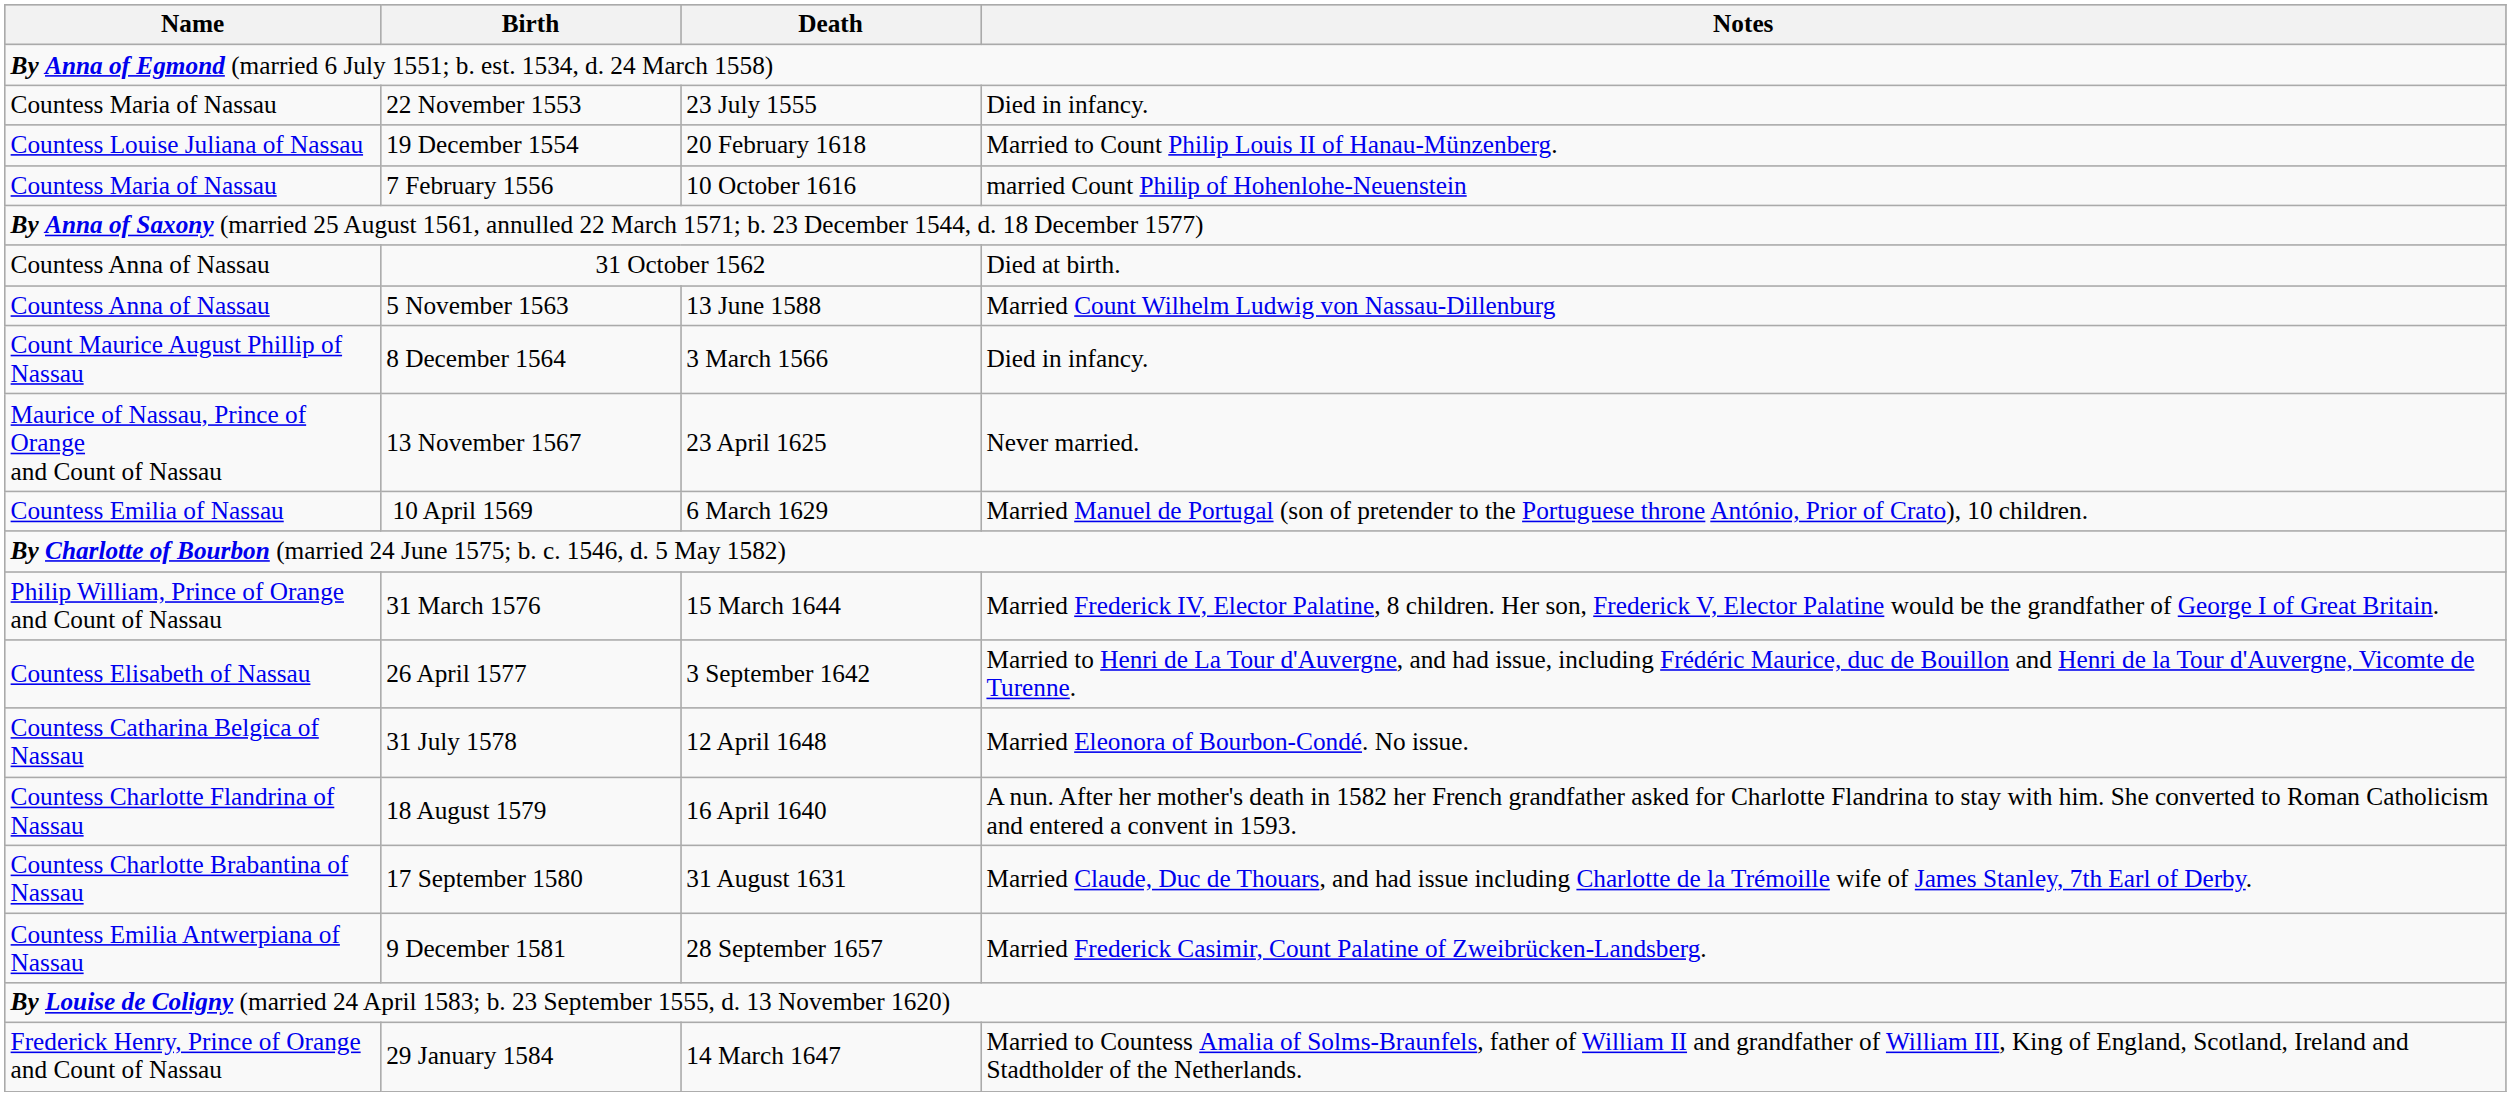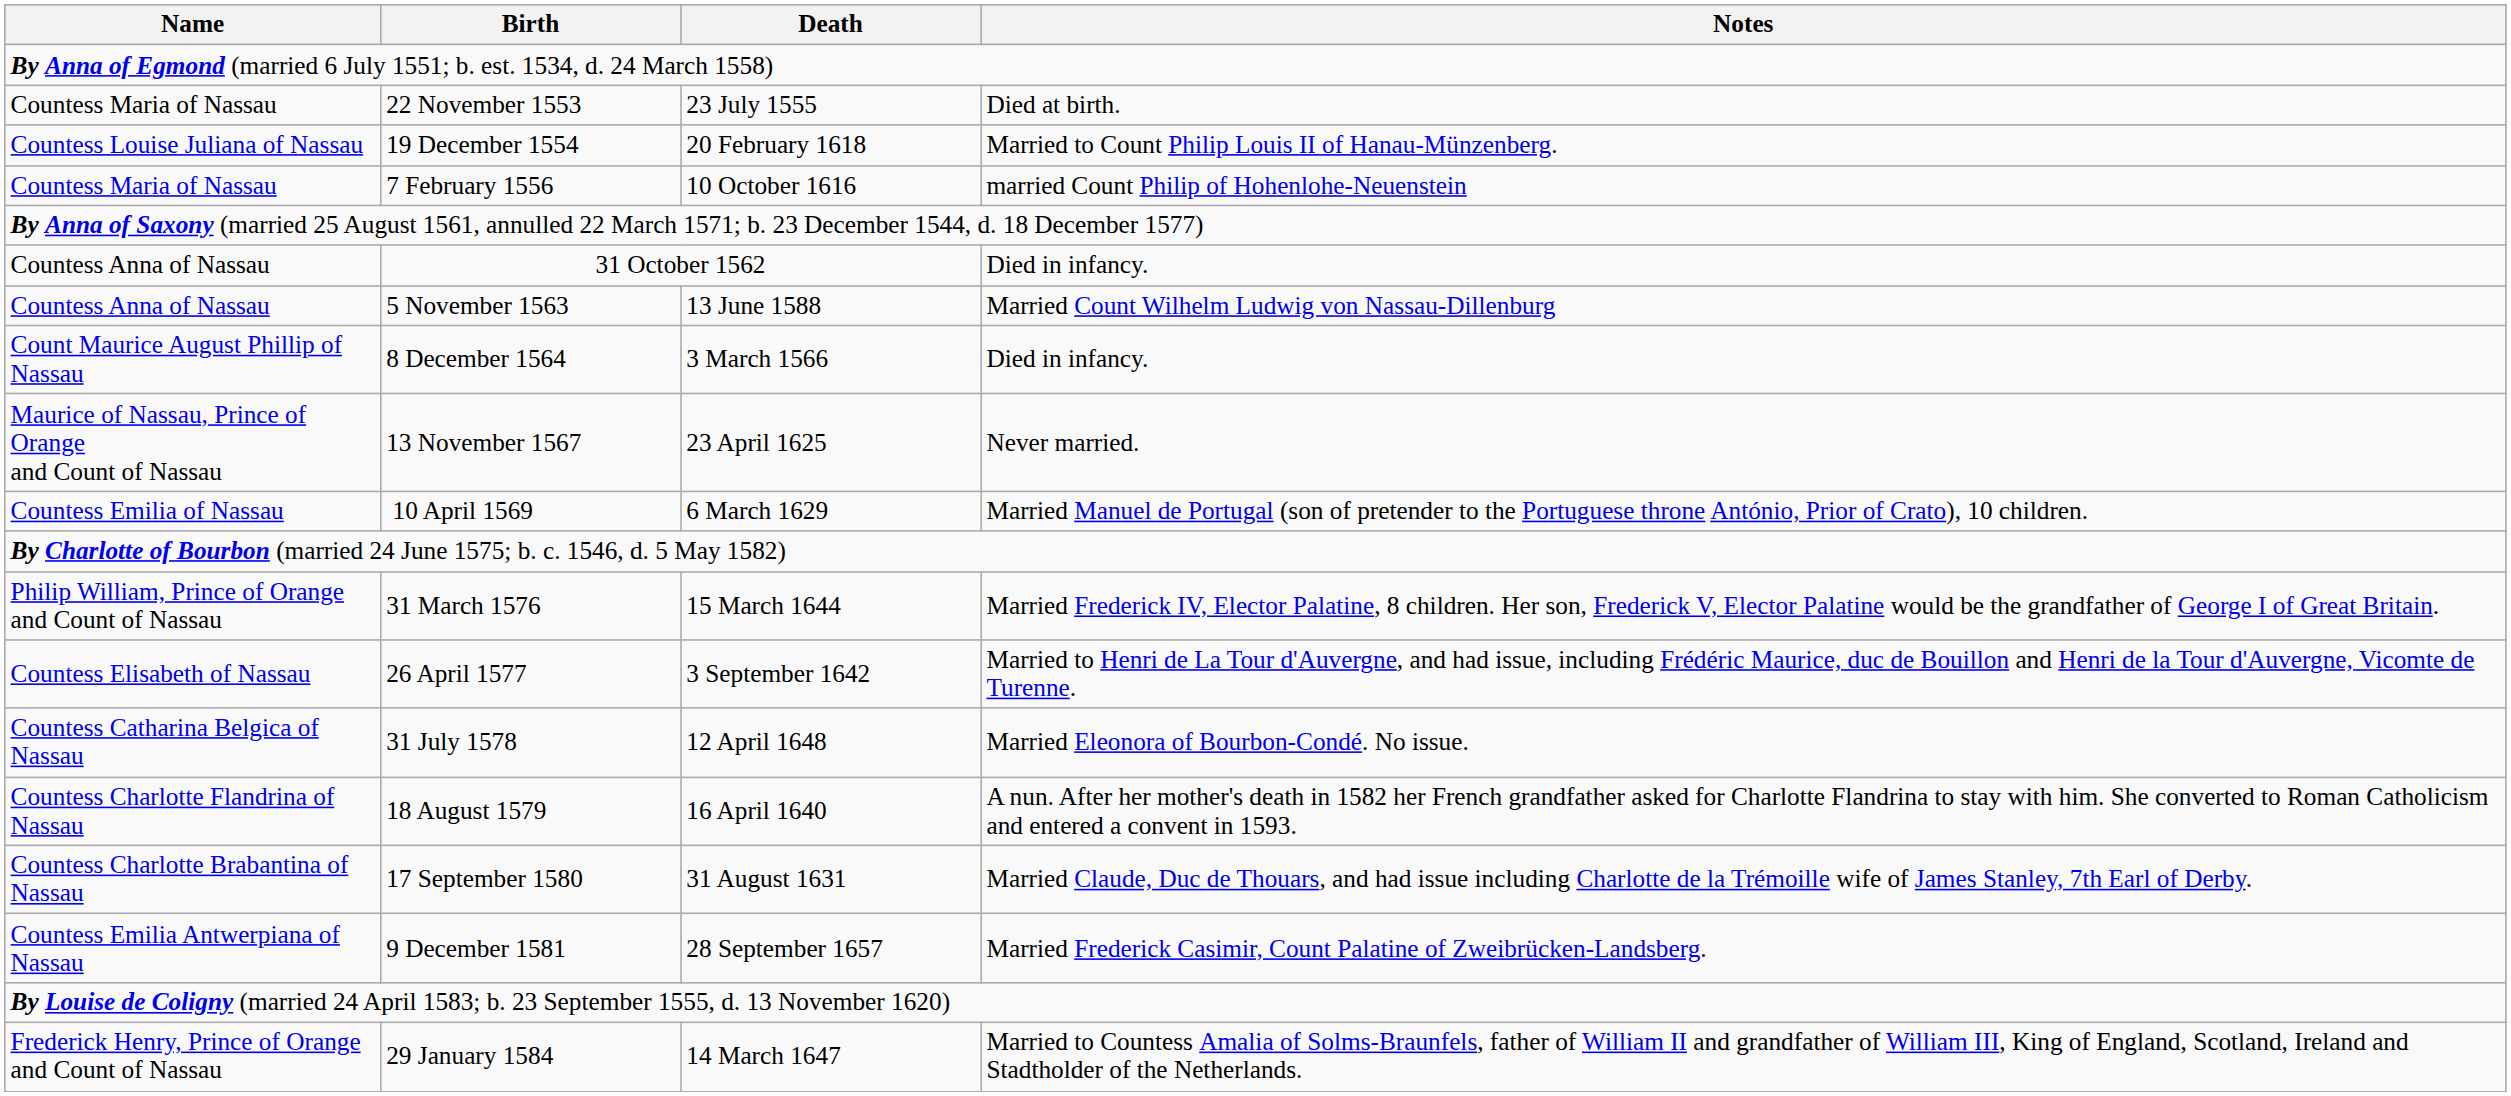(1067, 104) Died in infancy. -> (1053, 104) Died at birth.
(1053, 265) Died at birth. -> (1067, 265) Died in infancy.
